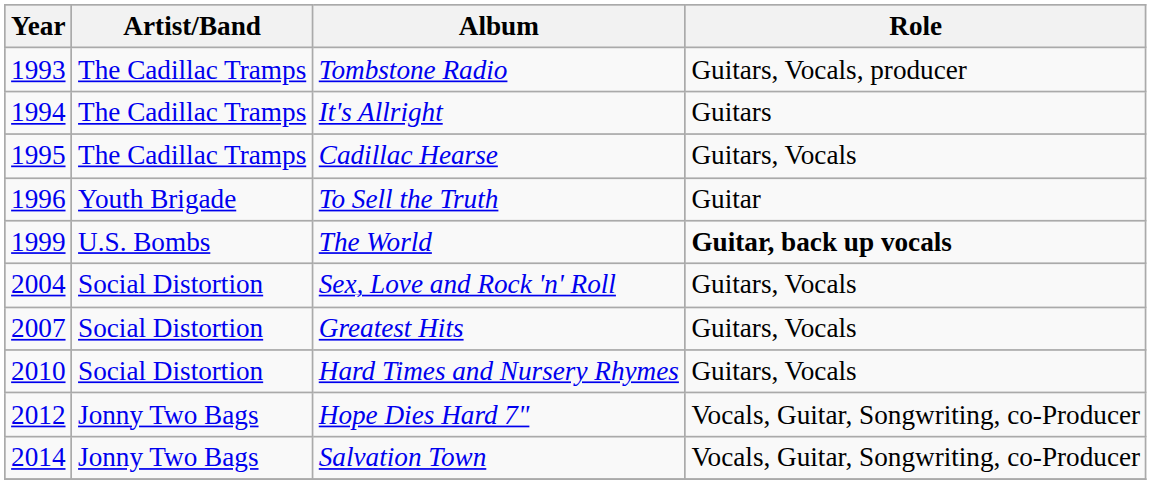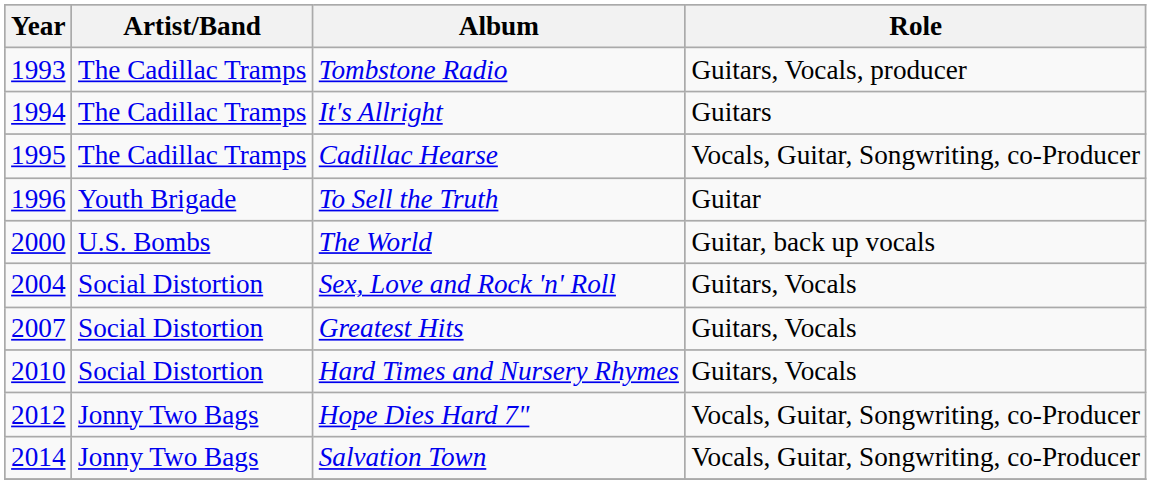(774, 155) Guitars, Vocals -> (916, 155) Vocals, Guitar, Songwriting, co-Producer
(38, 241) 1999 -> (38, 241) 2000
(822, 241) bold -> (813, 241) normal
